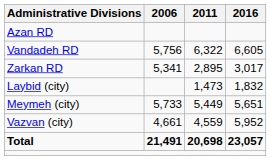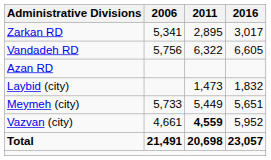rows swapped: (30, 31) <-> (35, 68)
(208, 123) normal -> (208, 123) bold
